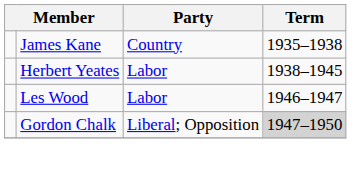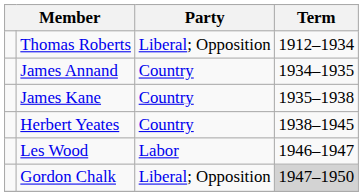+ row: (76, 44)
+ row: (69, 71)
(147, 71) Labor -> (166, 124) Country
